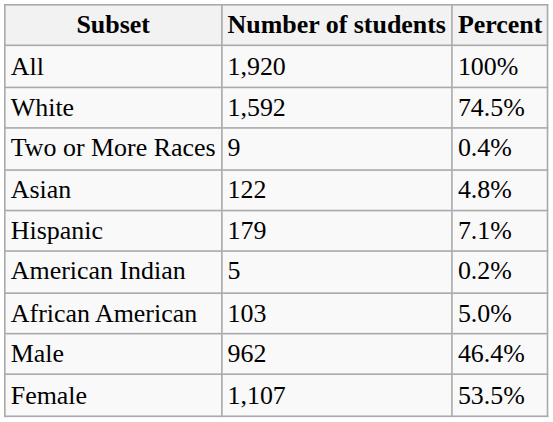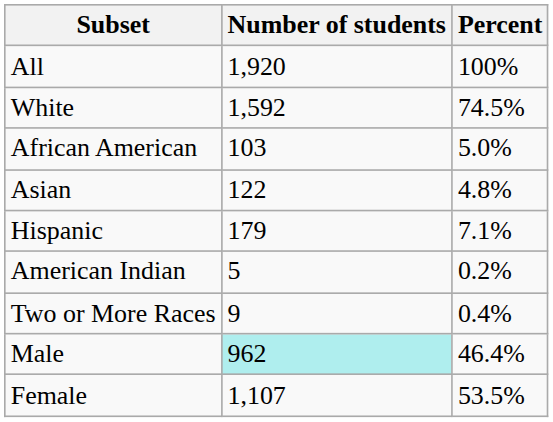rows swapped: (104, 312) <-> (113, 148)
(247, 353) no background -> (247, 353) paleturquoise background
